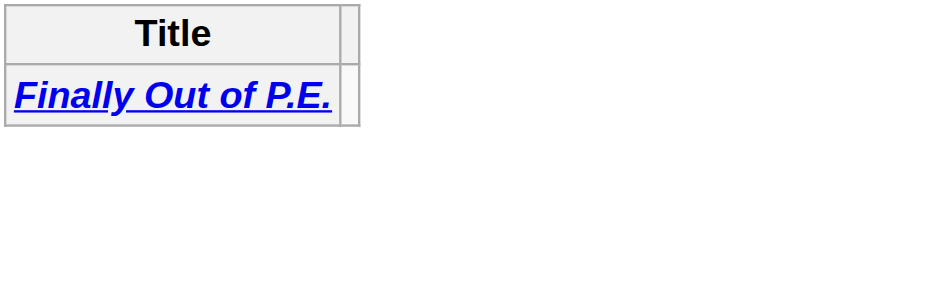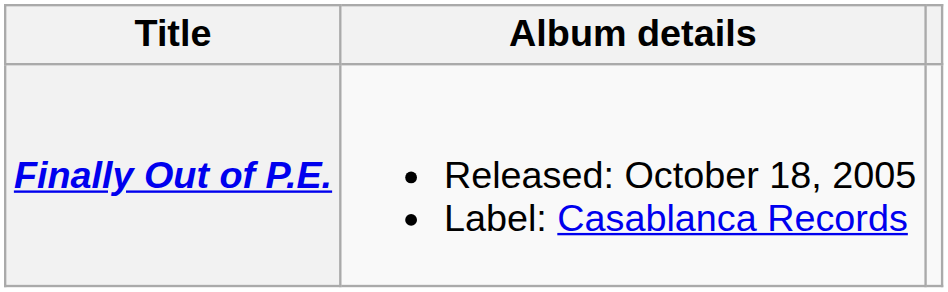+ column: (633, 34)
